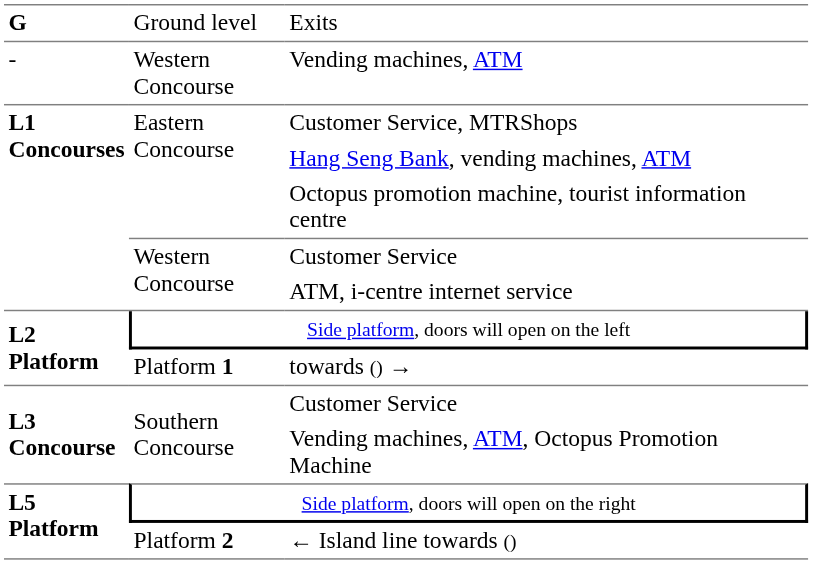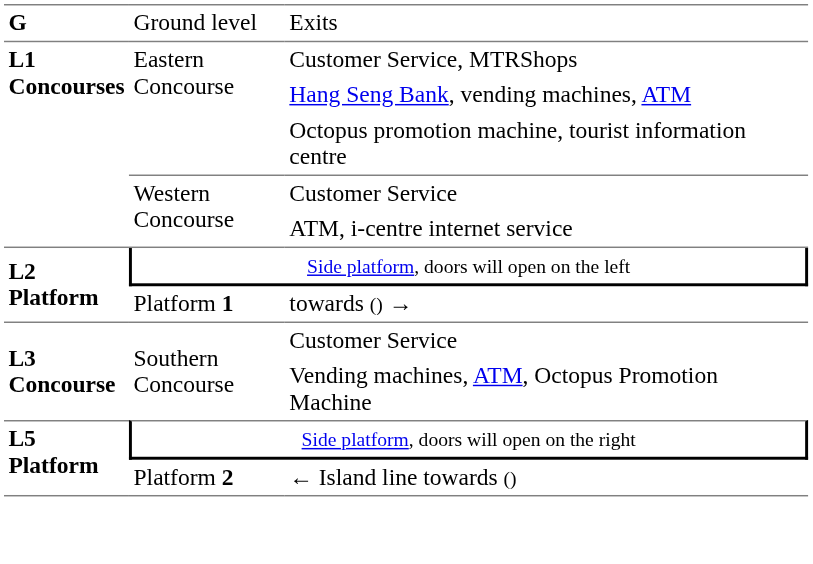- row: (184, 72)
